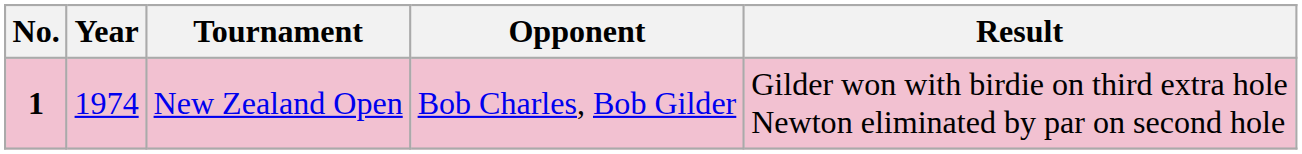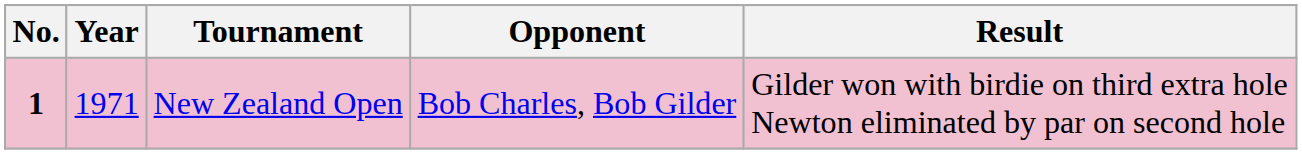(107, 103) 1974 -> (107, 103) 1971
